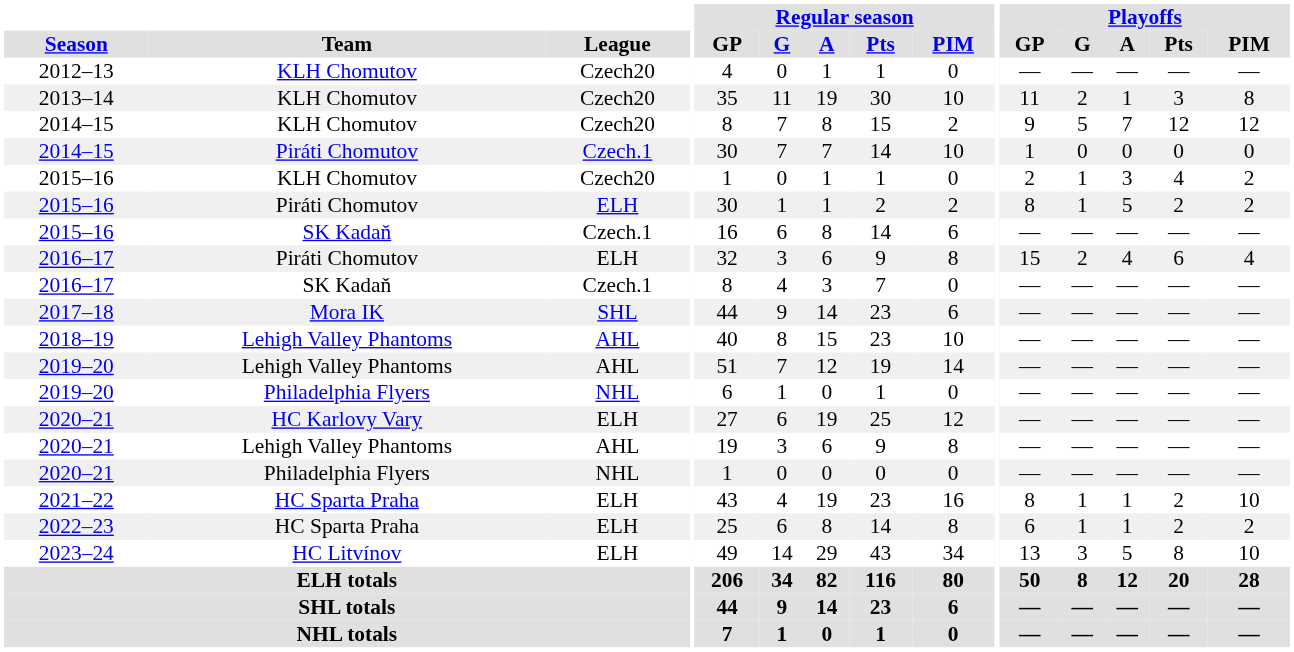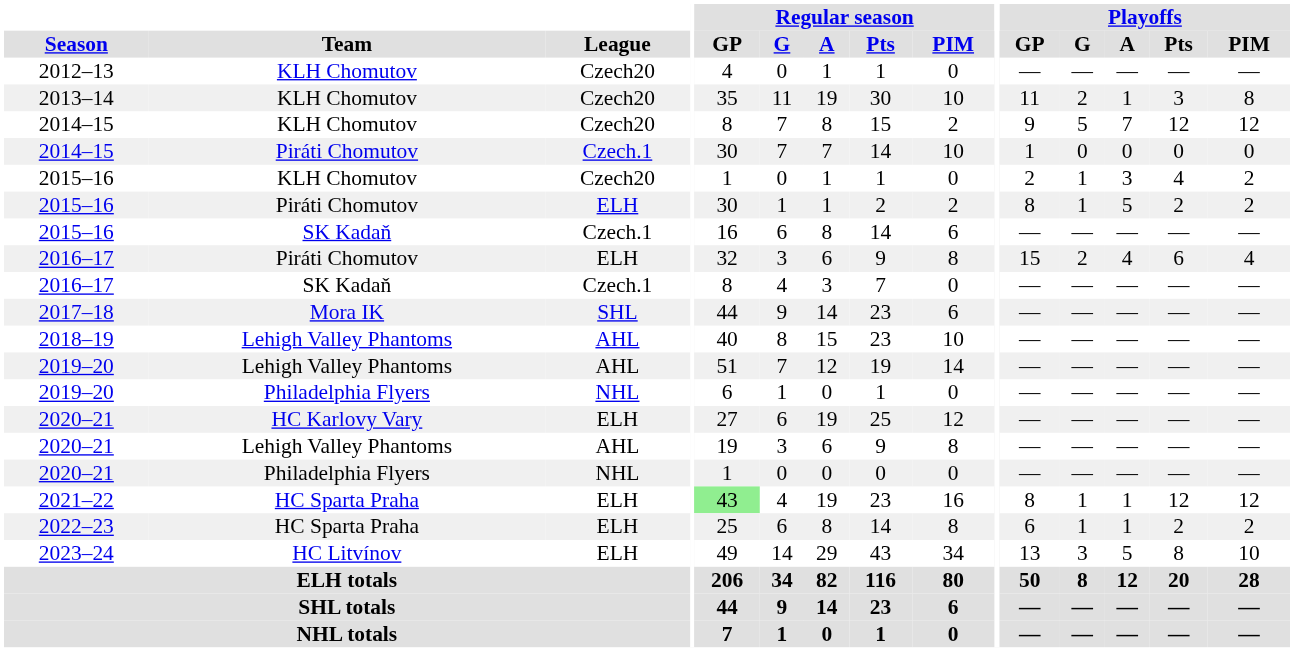(727, 499) no background -> (727, 499) lightgreen background
(1179, 499) 2 -> (1179, 499) 12
(1249, 499) 10 -> (1249, 499) 12
